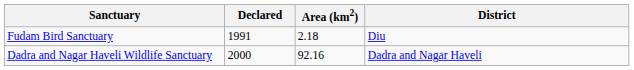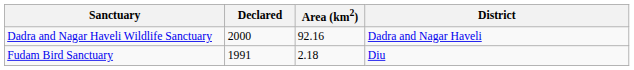rows swapped: (110, 55) <-> (60, 36)
